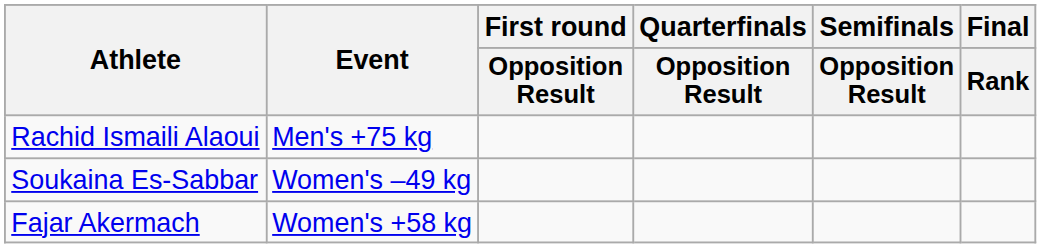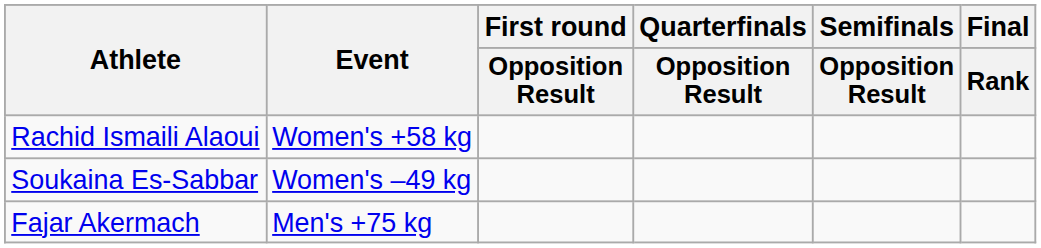(352, 137) Men's +75 kg -> (372, 137) Women's +58 kg
(372, 222) Women's +58 kg -> (352, 222) Men's +75 kg
